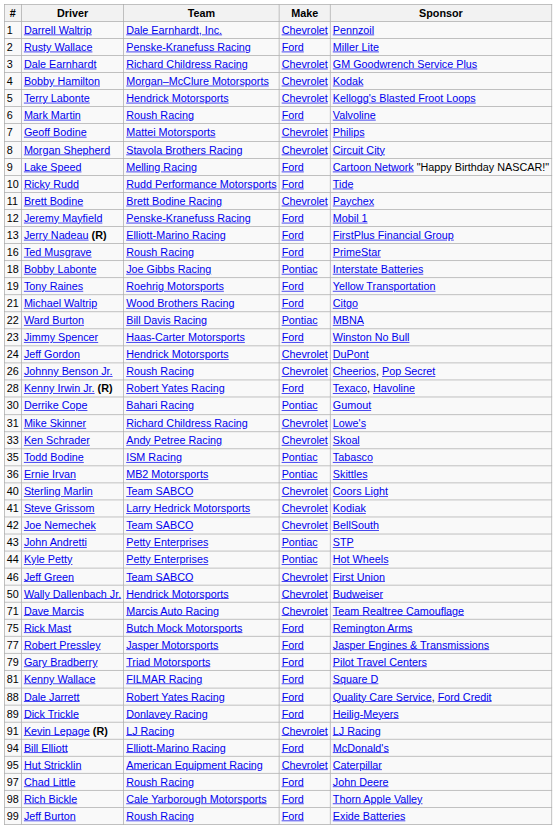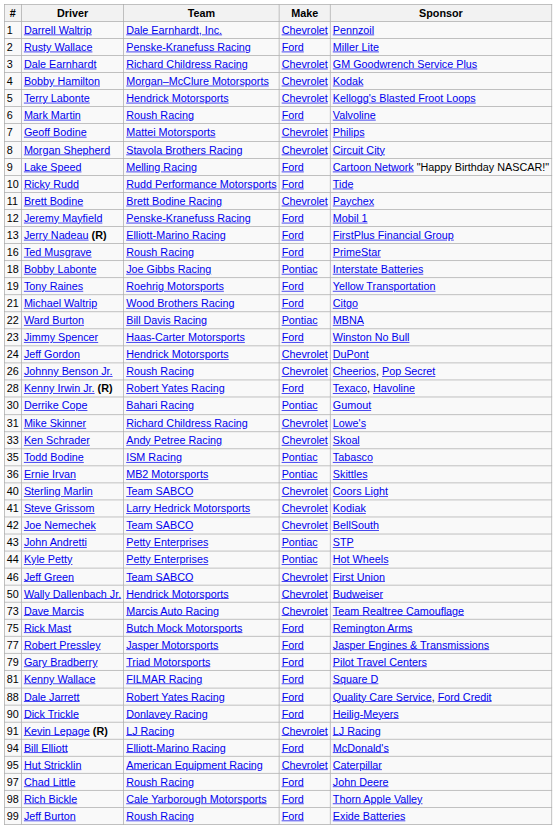(13, 611) 71 -> (13, 611) 73
(13, 714) 89 -> (13, 714) 90
